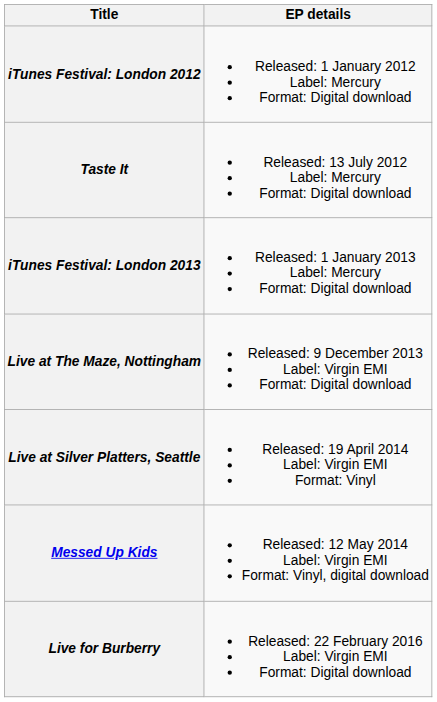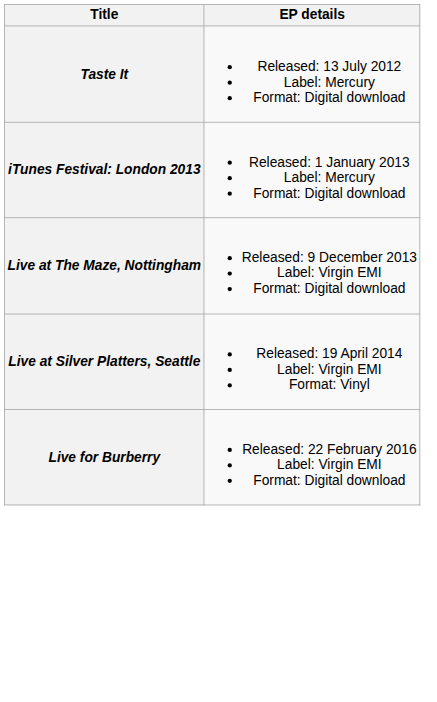- row: (104, 74)
- row: (104, 553)
